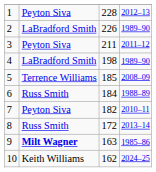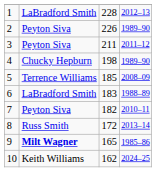(46, 12) Peyton Siva -> (59, 12) LaBradford Smith
(59, 28) LaBradford Smith -> (46, 28) Peyton Siva
(59, 61) LaBradford Smith -> (57, 61) Chucky Hepburn
(45, 93) Russ Smith -> (59, 93) LaBradford Smith
(109, 93) 184 -> (109, 93) 183
(109, 142) 163 -> (109, 142) 165
